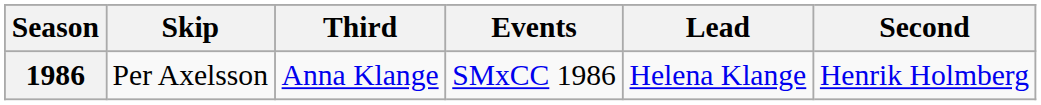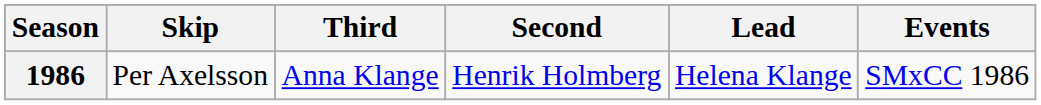columns swapped: (924, 27) <-> (534, 27)
